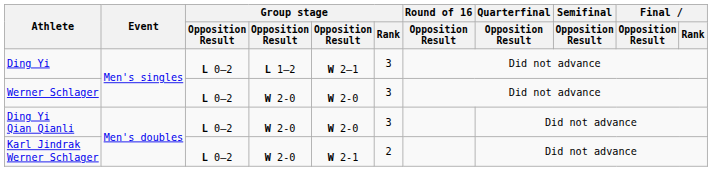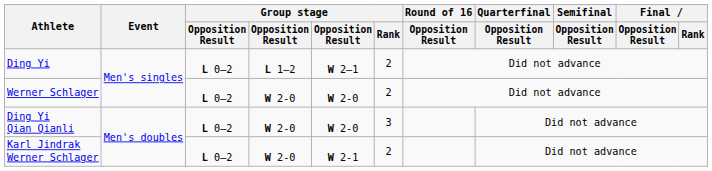(388, 63) 3 -> (388, 63) 2
(388, 92) 3 -> (388, 92) 2
